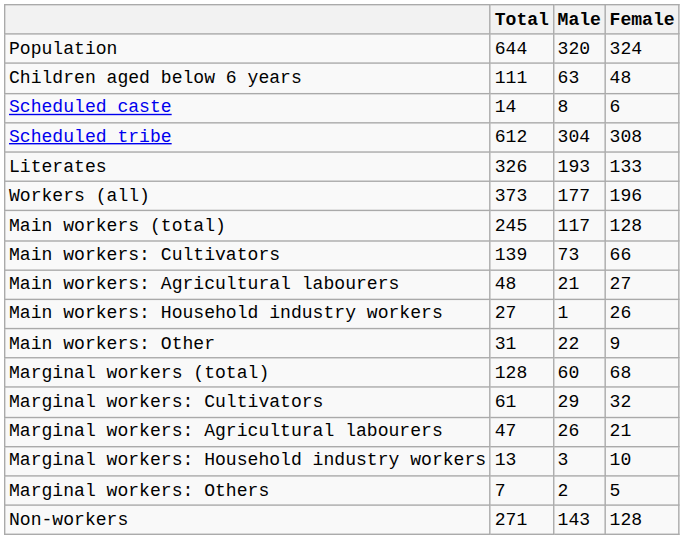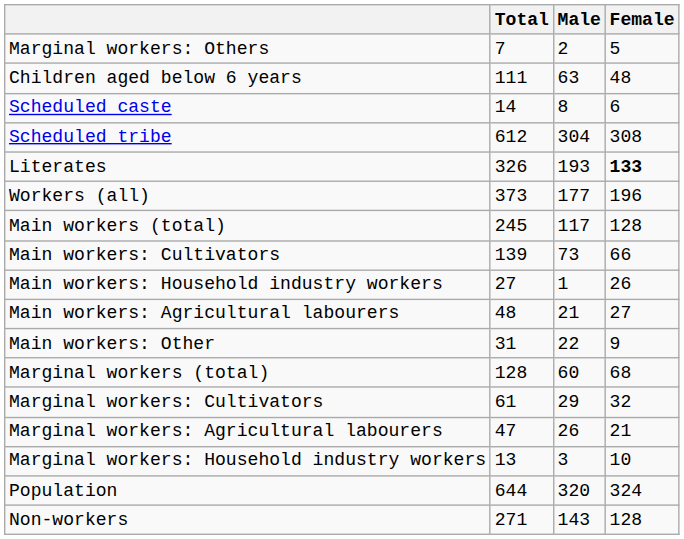rows swapped: (63, 49) <-> (139, 491)
(626, 167) normal -> (626, 167) bold
rows swapped: (204, 284) <-> (226, 314)
